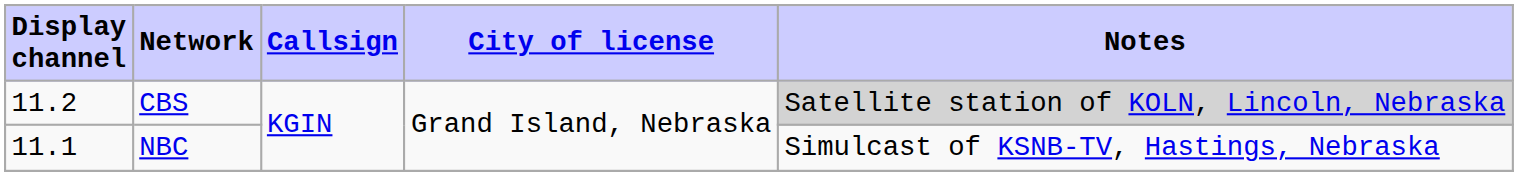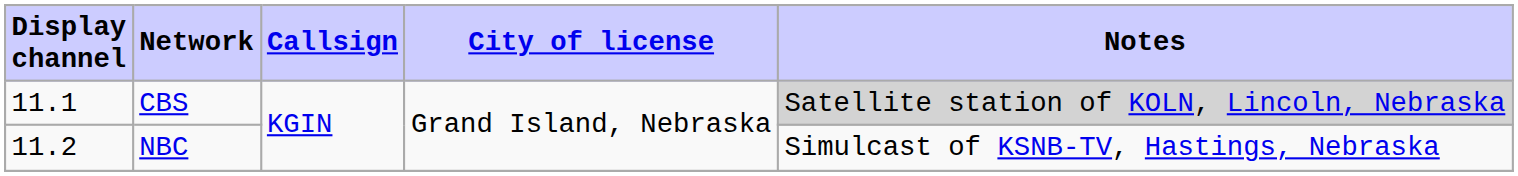(44, 103) 11.2 -> (44, 103) 11.1
(44, 148) 11.1 -> (44, 148) 11.2
